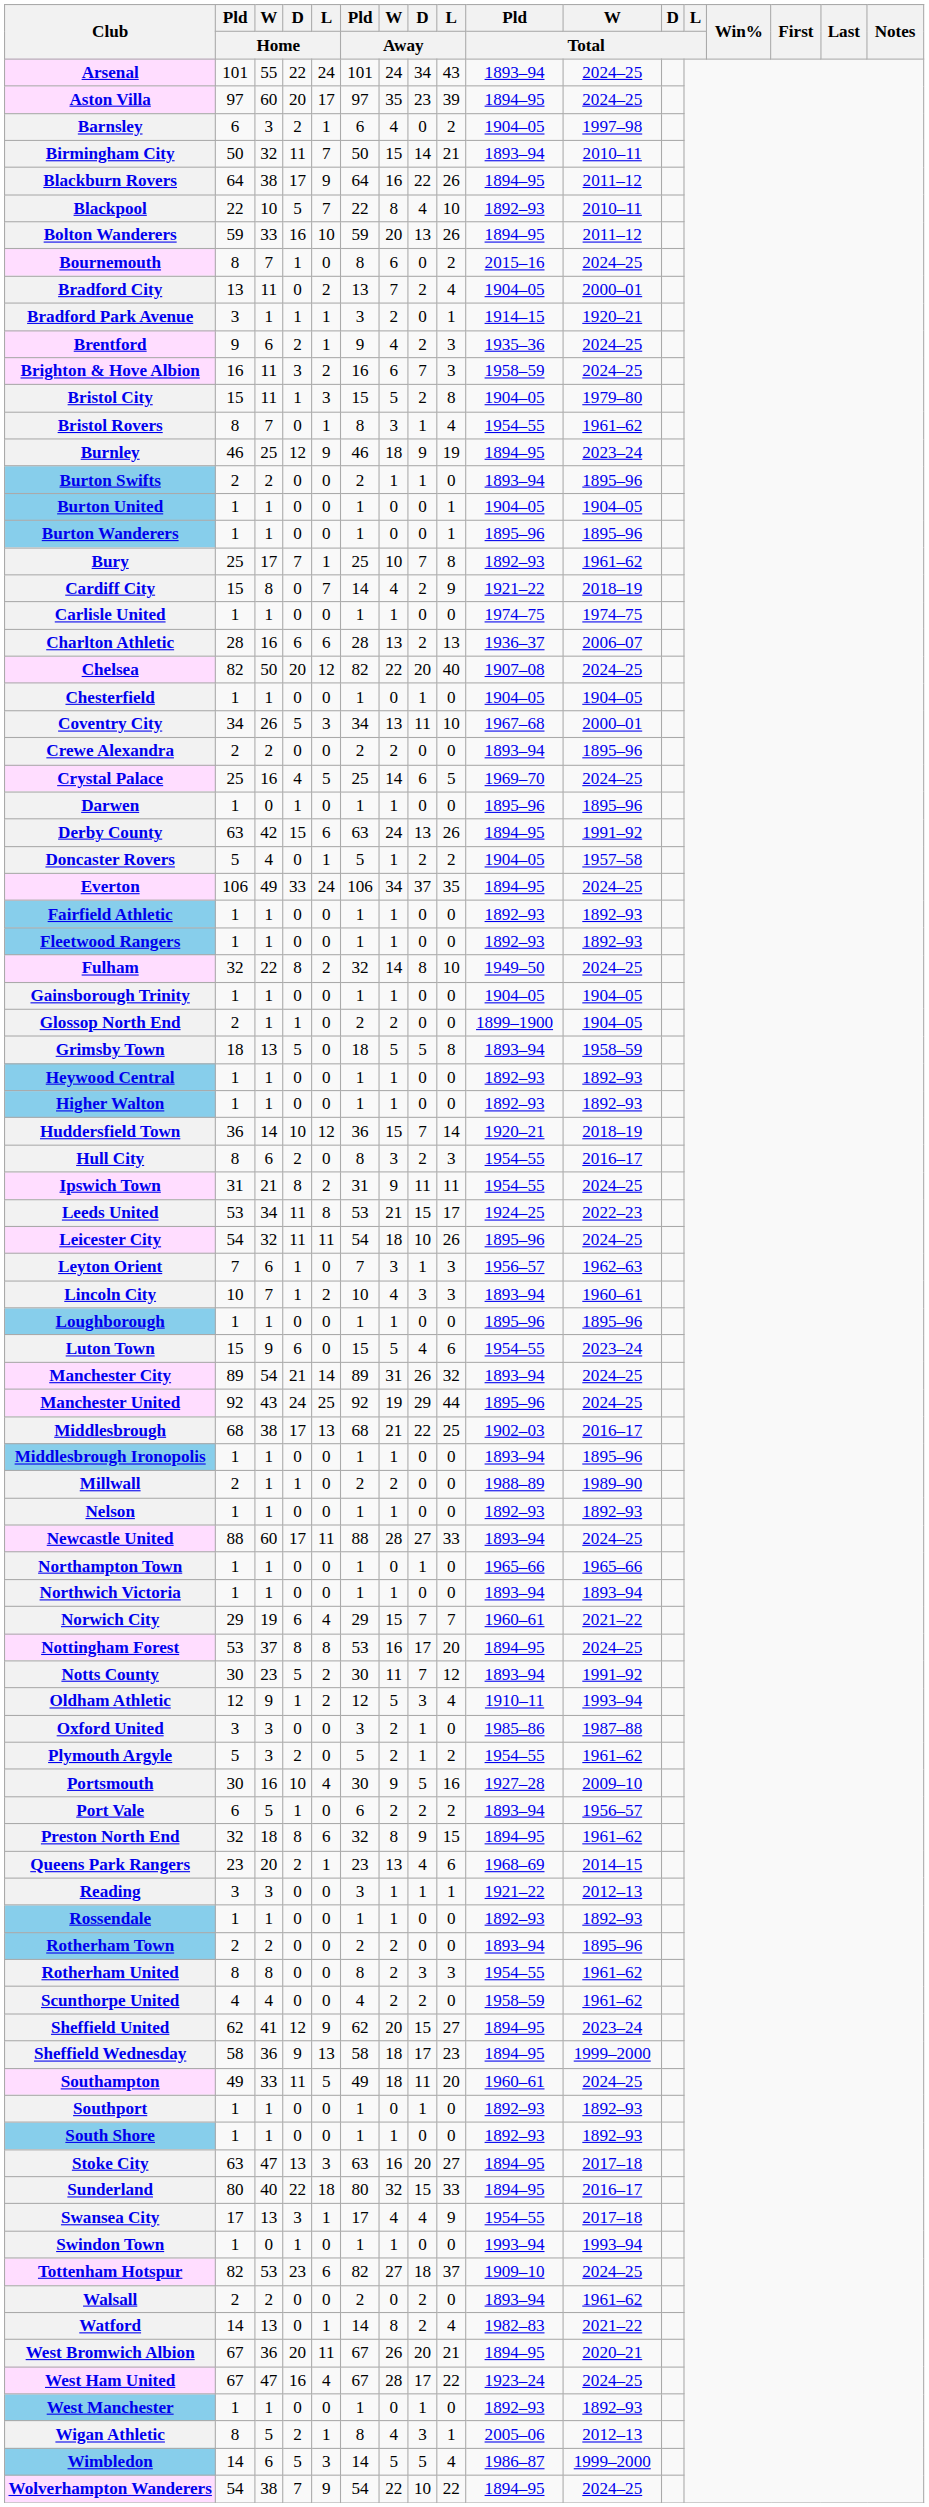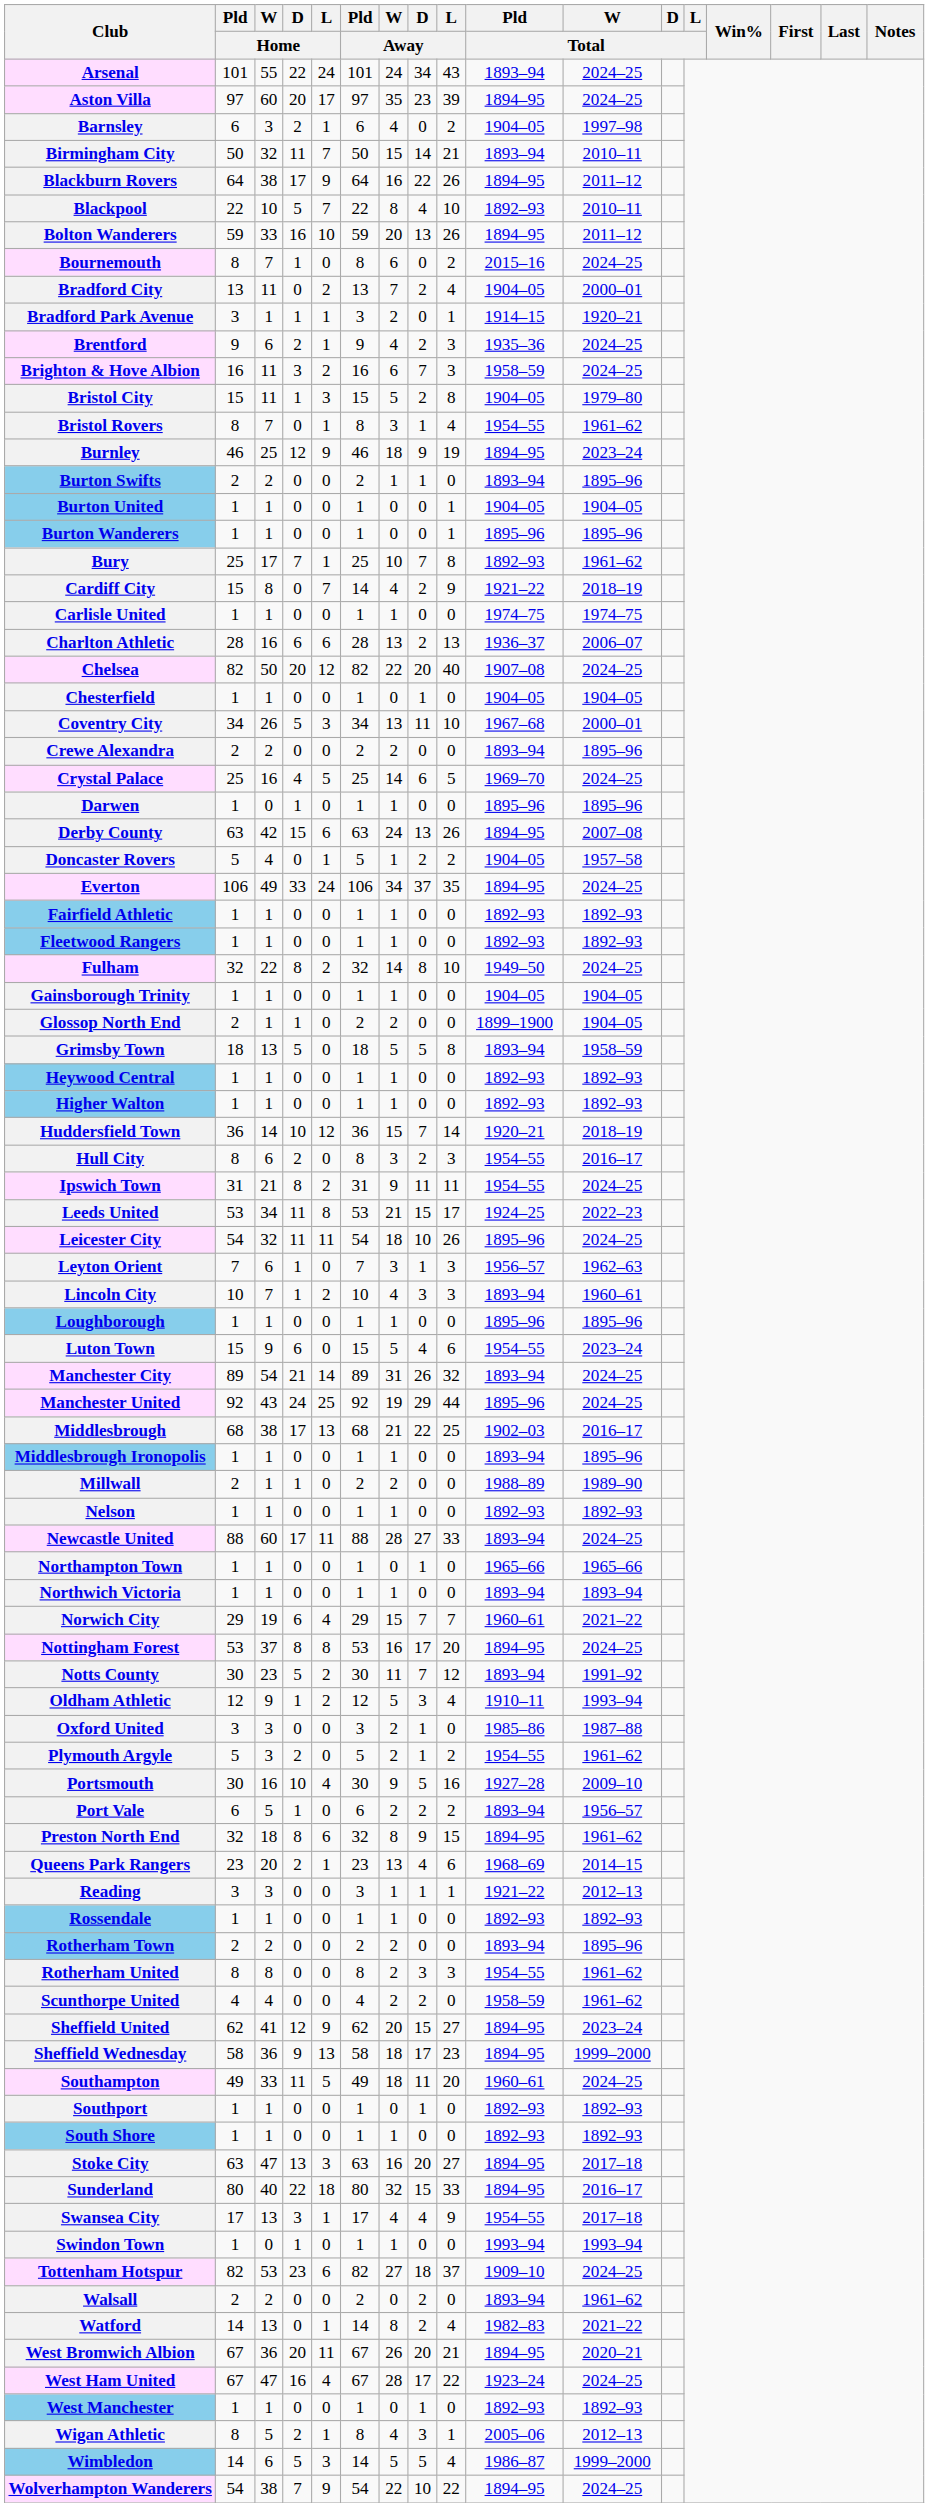(612, 832) 1991–92 -> (612, 832) 2007–08
